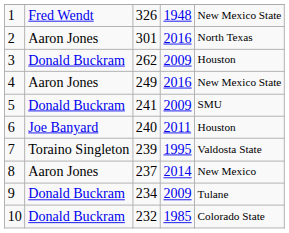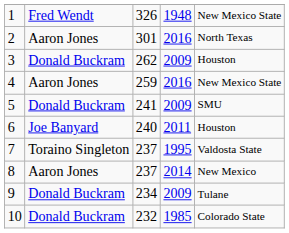(146, 82) 249 -> (146, 82) 259
(146, 149) 239 -> (146, 149) 237
